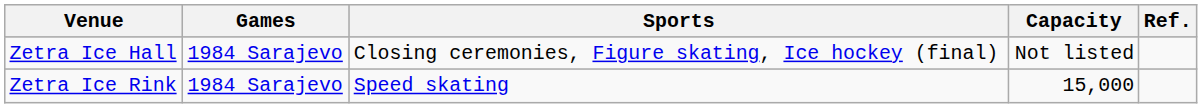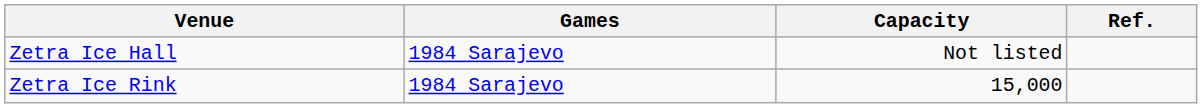- column: (679, 21)
